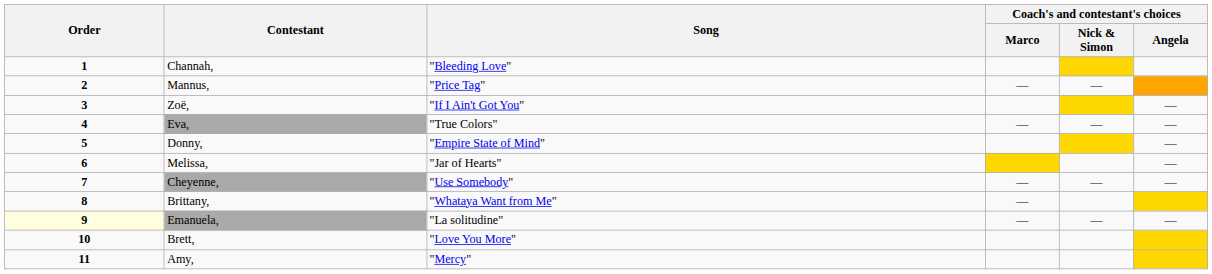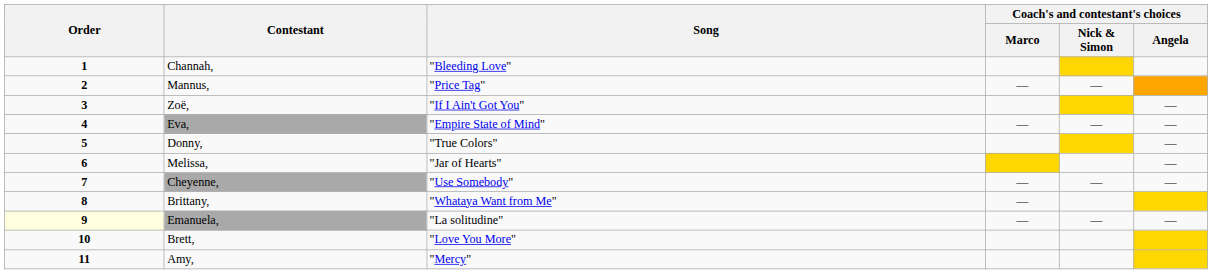(463, 124) "True Colors" -> (487, 124) "Empire State of Mind"
(487, 143) "Empire State of Mind" -> (463, 143) "True Colors"
